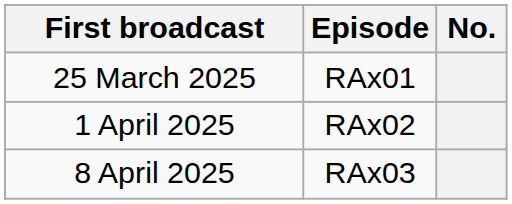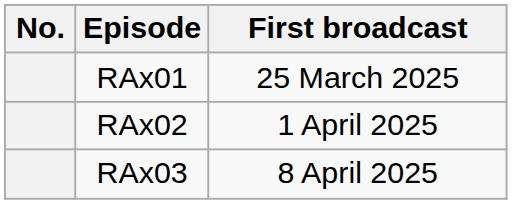columns swapped: (472, 28) <-> (154, 28)
